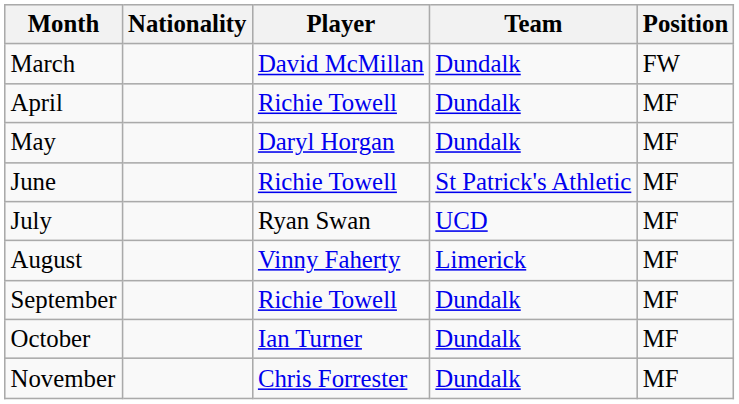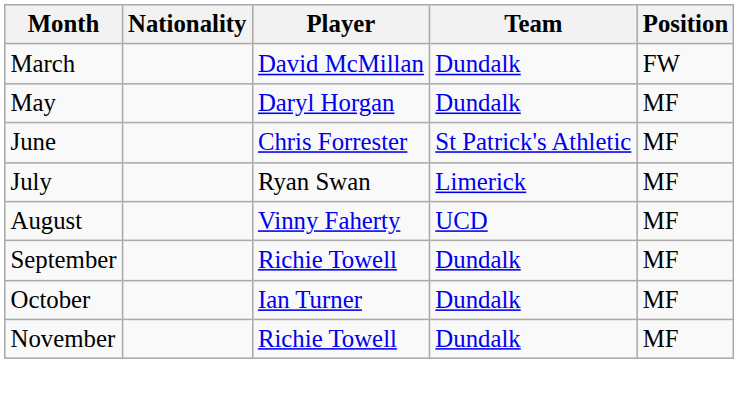- row: (37, 102)
(327, 181) Richie Towell -> (333, 142) Chris Forrester
(462, 220) UCD -> (481, 181) Limerick
(481, 260) Limerick -> (462, 220) UCD
(333, 378) Chris Forrester -> (327, 338) Richie Towell
